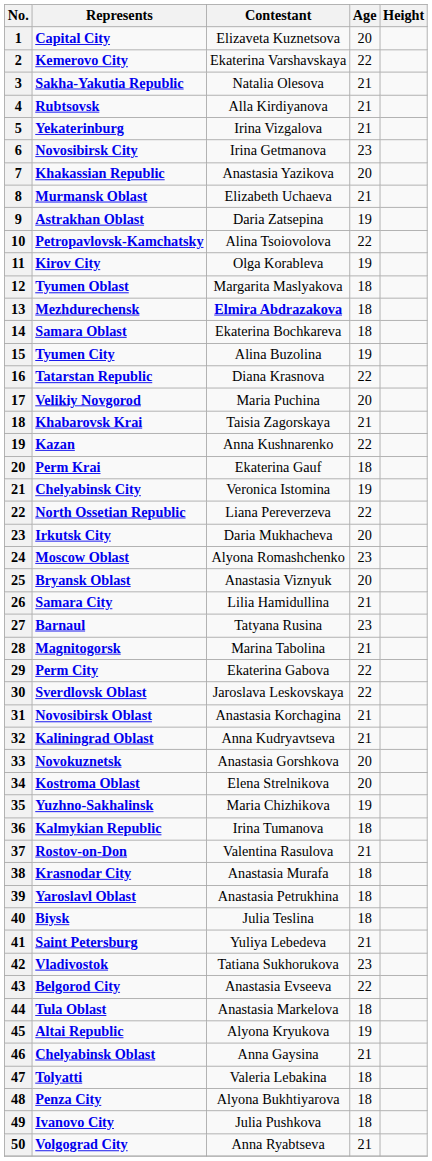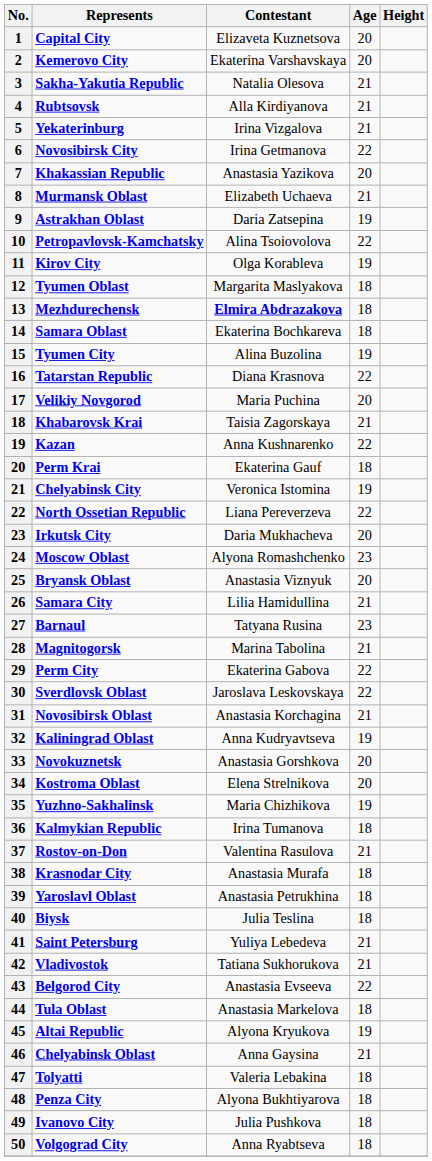(365, 60) 22 -> (365, 60) 20
(365, 151) 23 -> (365, 151) 22
(365, 738) 21 -> (365, 738) 19
(365, 964) 23 -> (365, 964) 21
(365, 1144) 21 -> (365, 1144) 18
